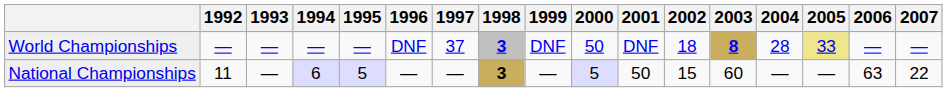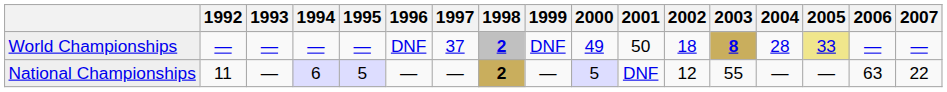(501, 45) 3 -> (501, 45) 2
(594, 45) 50 -> (594, 45) 49
(641, 45) DNF -> (641, 45) 50
(501, 73) 3 -> (501, 73) 2
(641, 73) 50 -> (641, 73) DNF
(687, 73) 15 -> (687, 73) 12
(733, 73) 60 -> (733, 73) 55
